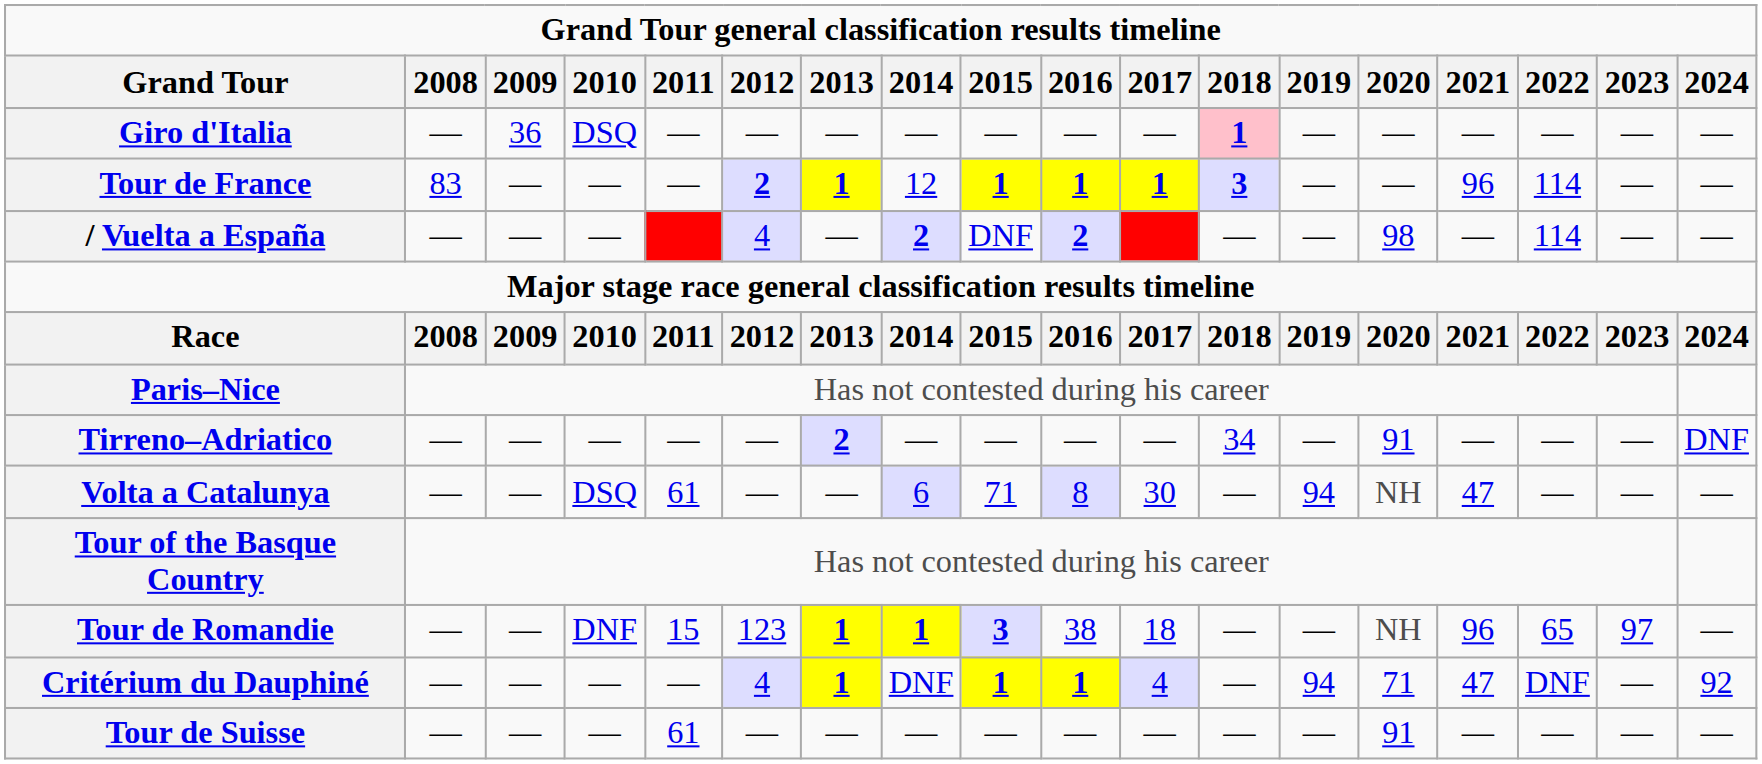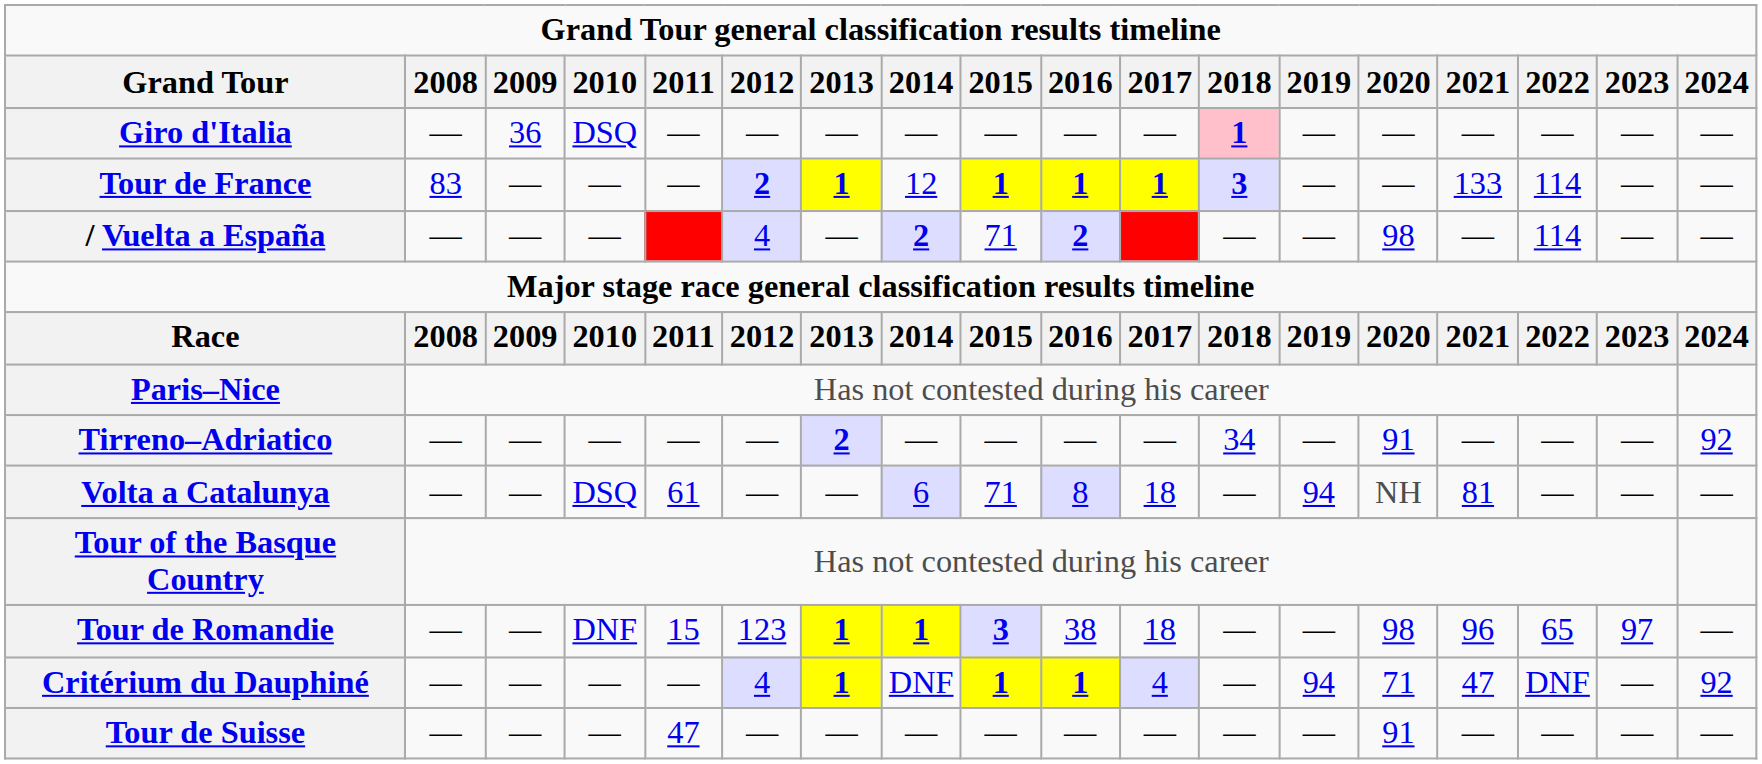(1478, 183) 96 -> (1478, 183) 133
(1001, 235) DNF -> (1001, 235) 71
(1717, 440) DNF -> (1717, 440) 92
(1160, 491) 30 -> (1160, 491) 18
(1478, 491) 47 -> (1478, 491) 81
(1398, 630) NH -> (1398, 630) 98
(683, 732) 61 -> (683, 732) 47
